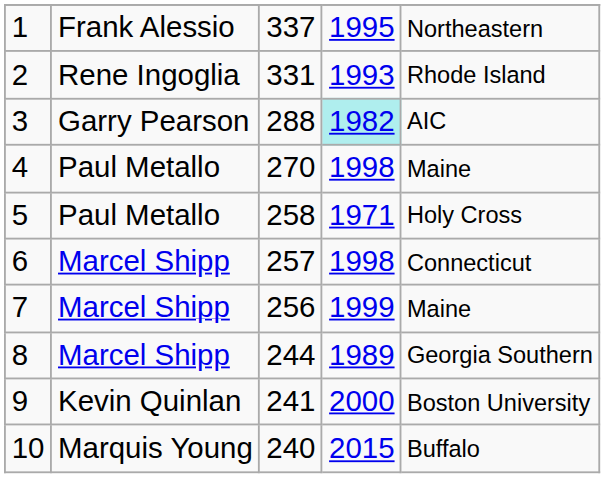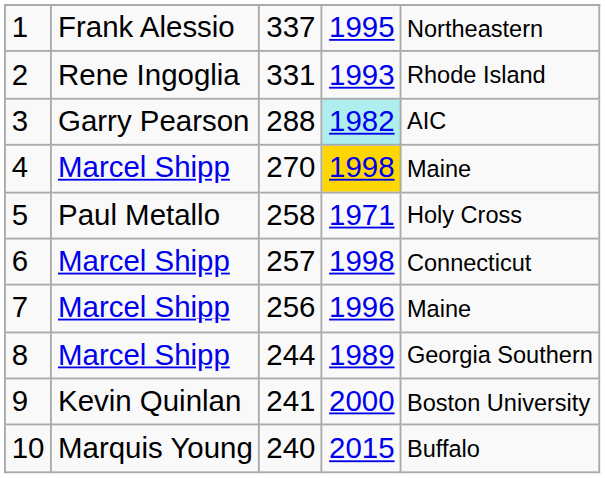(139, 167) Paul Metallo -> (144, 167) Marcel Shipp
(362, 167) no background -> (362, 167) gold background
(362, 307) 1999 -> (362, 307) 1996
